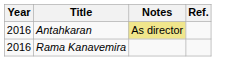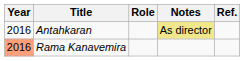+ column: (143, 13)
(19, 47) no background -> (19, 47) lightsalmon background
